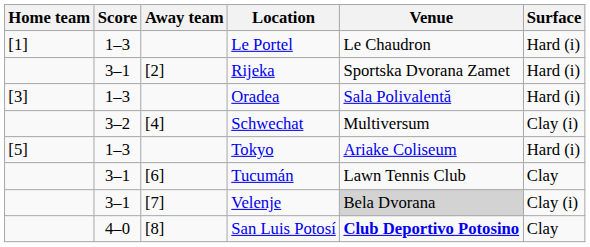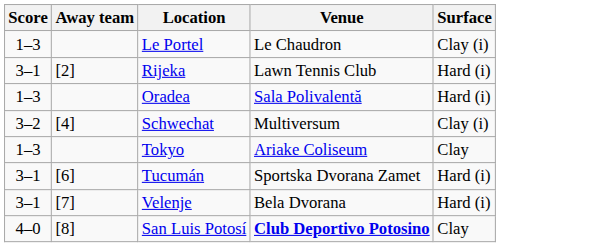- column: (49, 17)
(553, 44) Hard (i) -> (463, 44) Clay (i)
(427, 70) Sportska Dvorana Zamet -> (315, 70) Lawn Tennis Club
(553, 149) Hard (i) -> (453, 149) Clay
(405, 176) Lawn Tennis Club -> (337, 176) Sportska Dvorana Zamet
(543, 176) Clay -> (464, 176) Hard (i)
(389, 202) lightgrey background -> (300, 202) no background
(552, 202) Clay (i) -> (464, 202) Hard (i)
